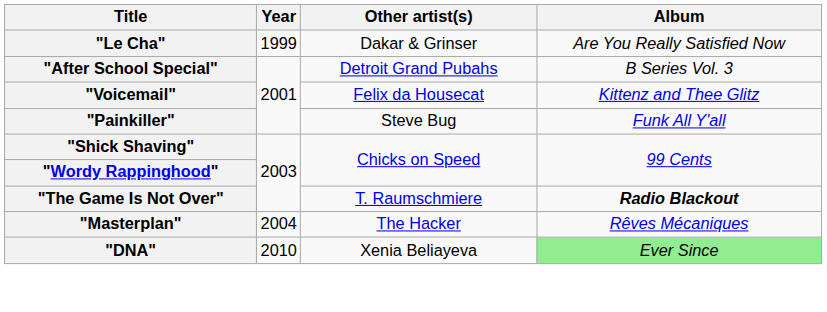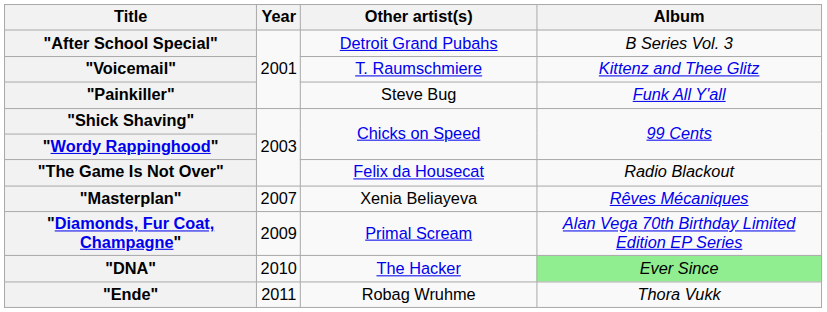- row: (131, 43)
(419, 95) Felix da Housecat -> (419, 69) T. Raumschmiere
(419, 198) T. Raumschmiere -> (419, 172) Felix da Housecat
(679, 198) bold -> (679, 172) normal
(279, 224) 2004 -> (279, 198) 2007
(419, 224) The Hacker -> (419, 198) Xenia Beliayeva
+ row: (131, 233)
(419, 250) Xenia Beliayeva -> (419, 268) The Hacker
+ row: (131, 294)
